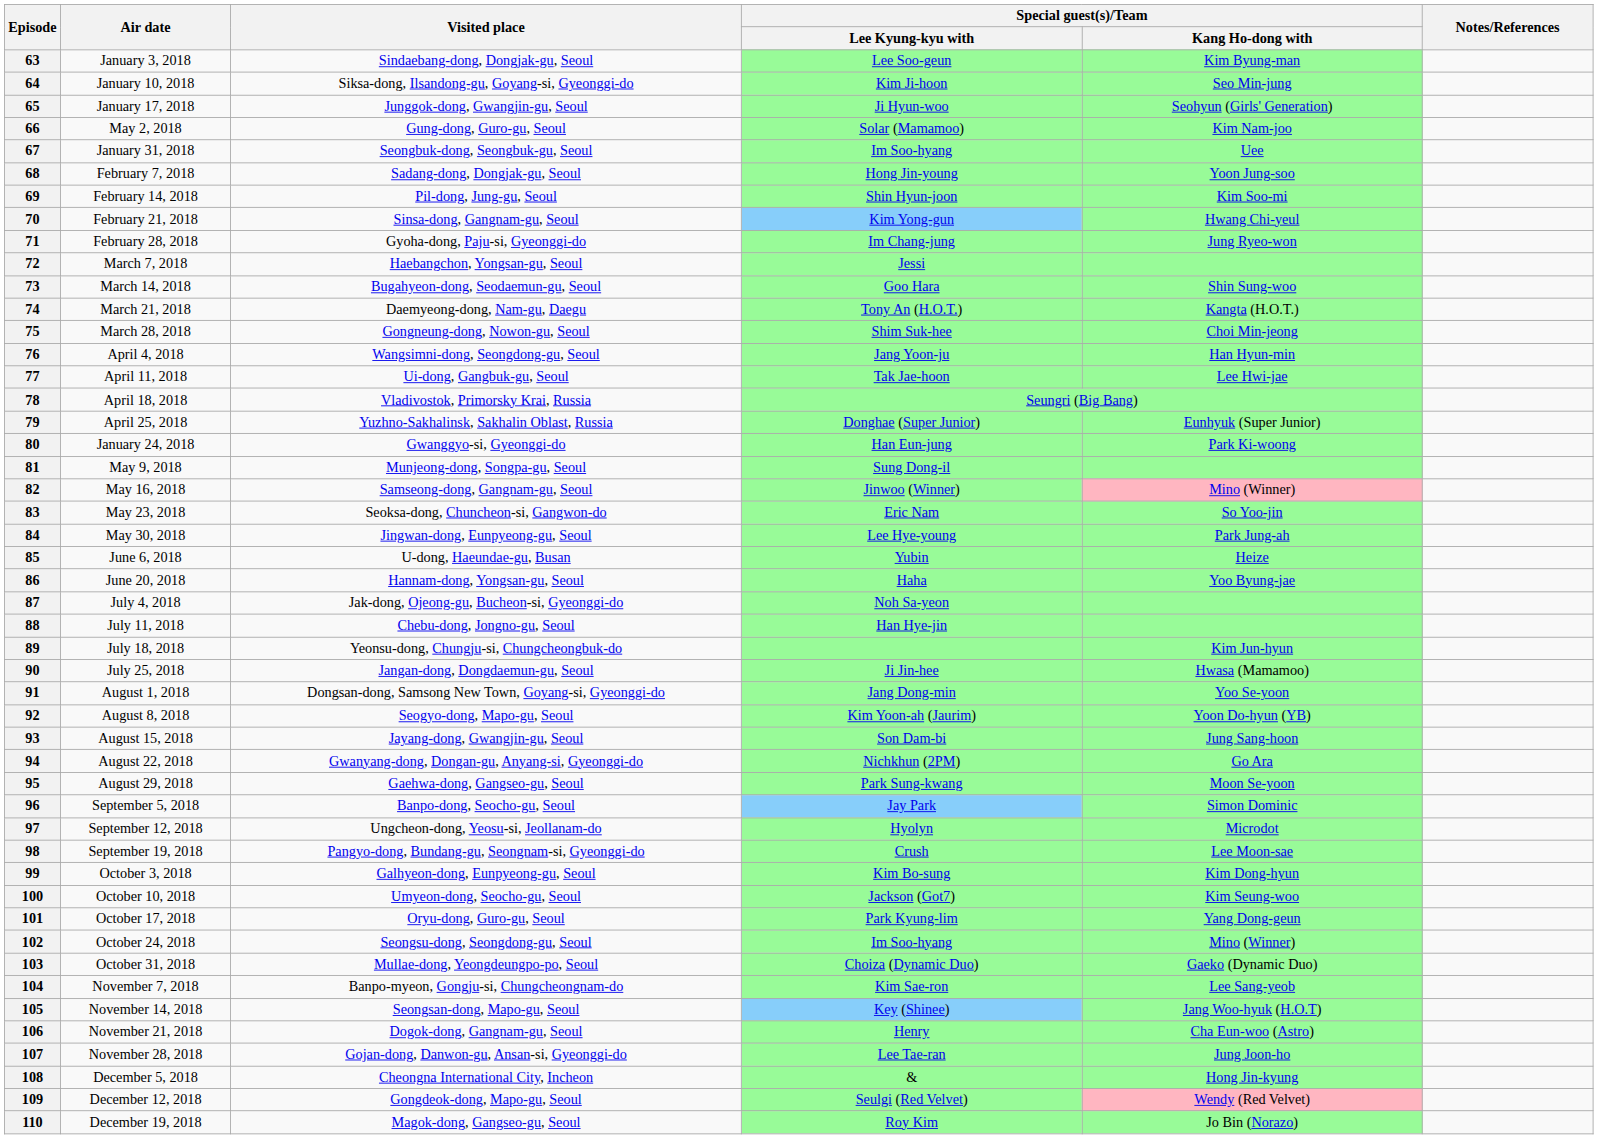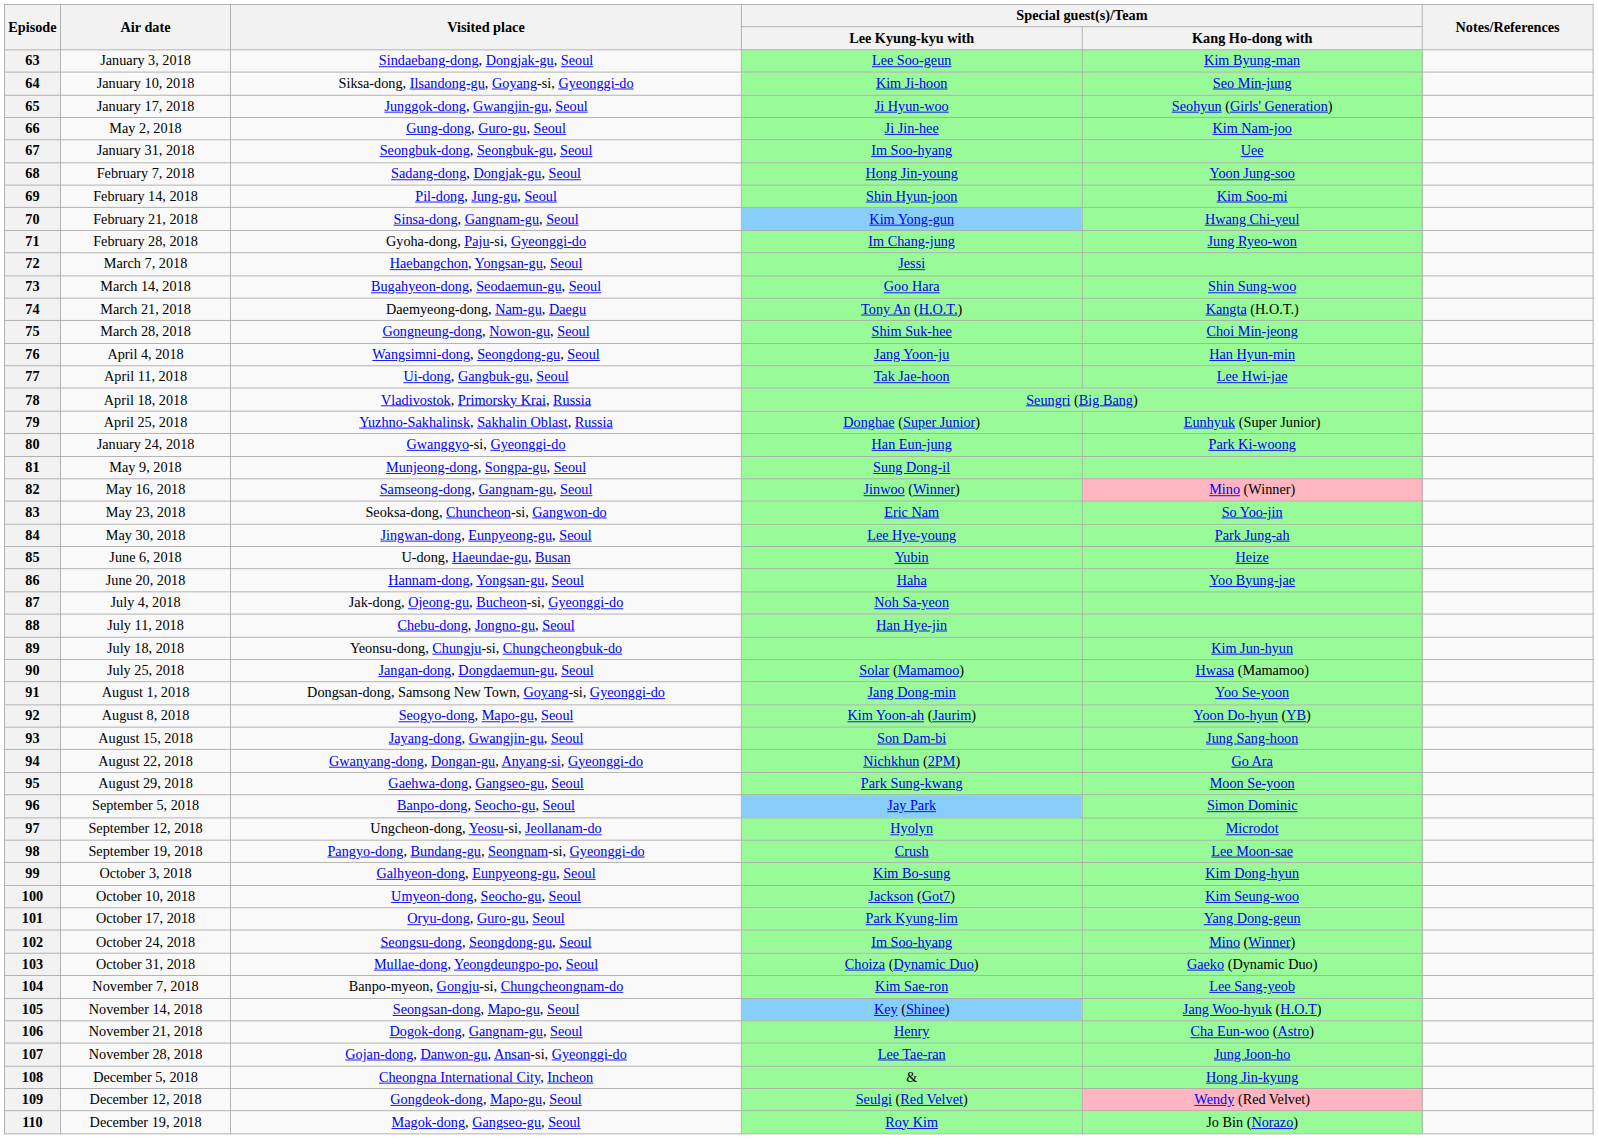(912, 128) Solar (Mamamoo) -> (912, 128) Ji Jin-hee
(912, 670) Ji Jin-hee -> (912, 670) Solar (Mamamoo)
